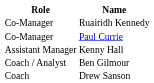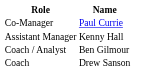- row: (114, 23)
